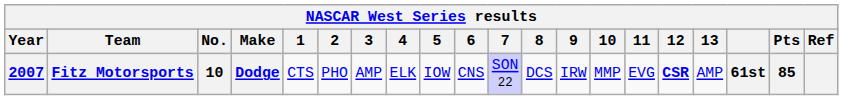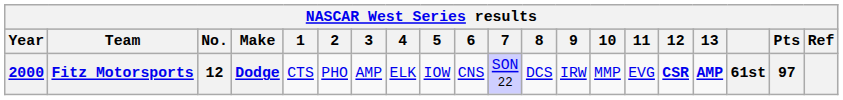(26, 73) 2007 -> (26, 73) 2000
(215, 73) 10 -> (215, 73) 12
(710, 73) normal -> (710, 73) bold
(787, 73) 85 -> (787, 73) 97
